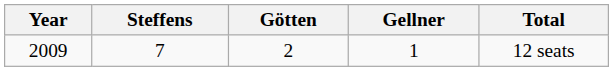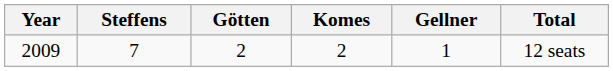+ column: (342, 19)
